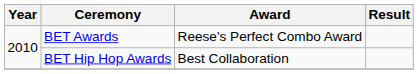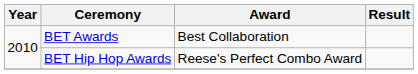(270, 36) Reese's Perfect Combo Award -> (233, 36) Best Collaboration
(233, 58) Best Collaboration -> (270, 58) Reese's Perfect Combo Award
